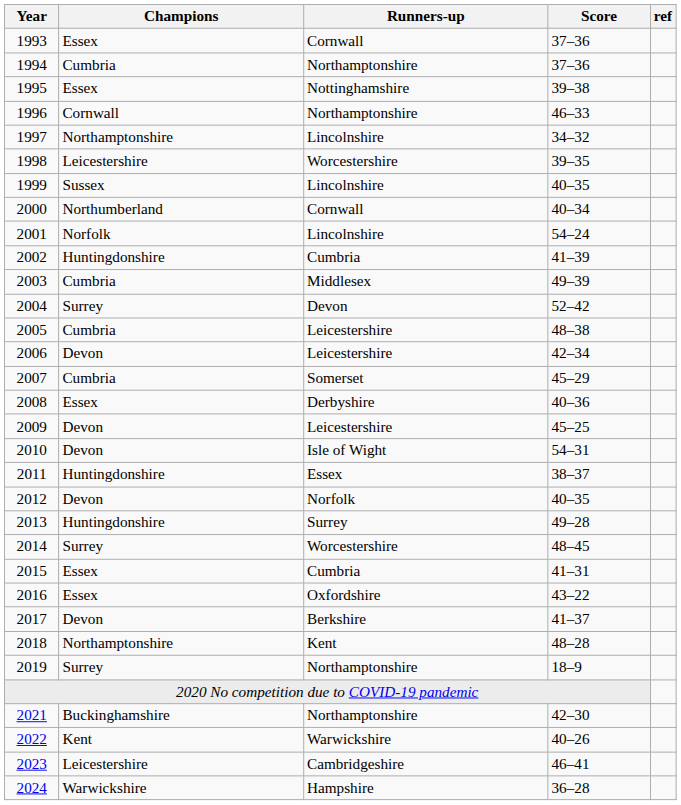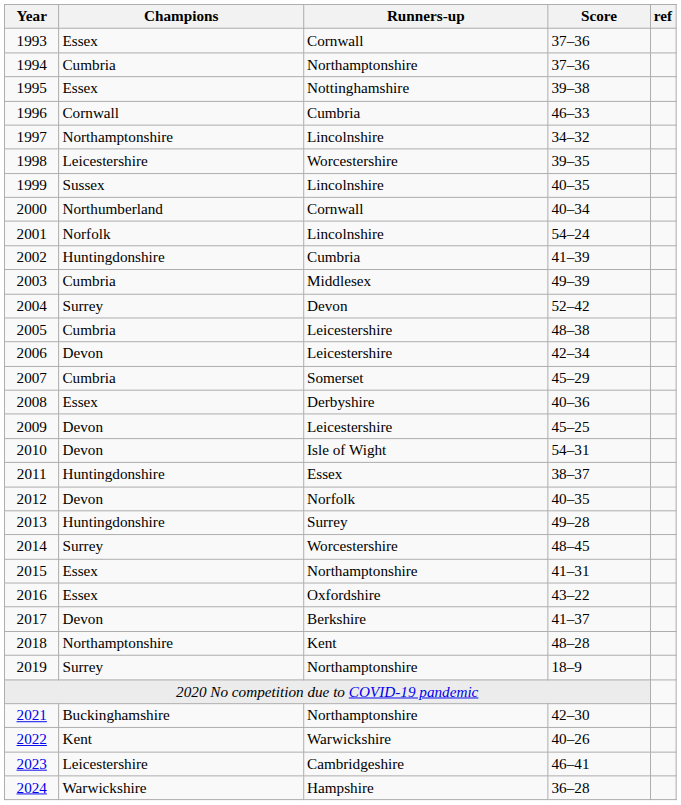(362, 112) Northamptonshire -> (334, 112) Cumbria
(334, 570) Cumbria -> (362, 570) Northamptonshire
